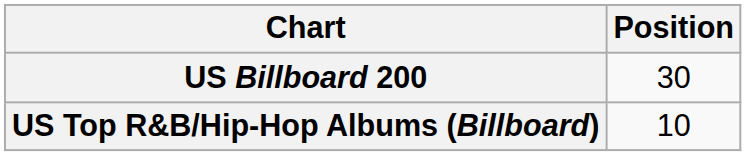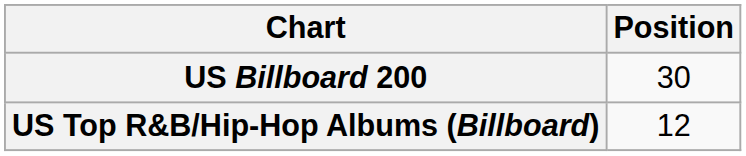(674, 125) 10 -> (674, 125) 12
